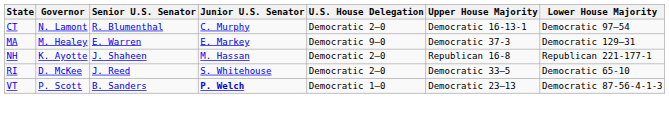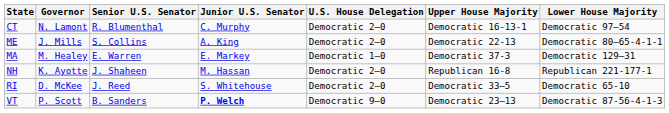+ row: (12, 41)
(347, 41) Democratic 9–0 -> (347, 56) Democratic 1–0
(347, 86) Democratic 1–0 -> (347, 101) Democratic 9–0
